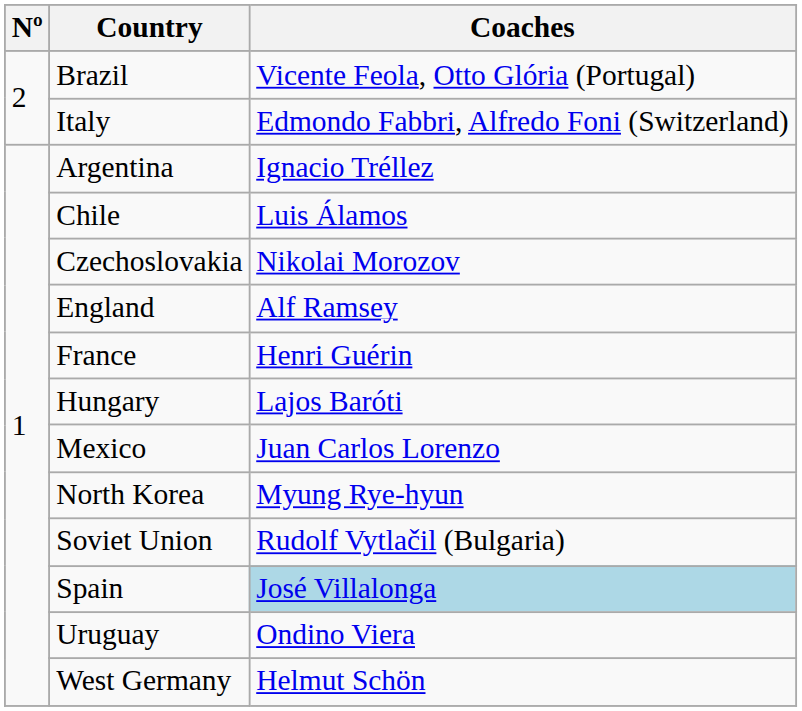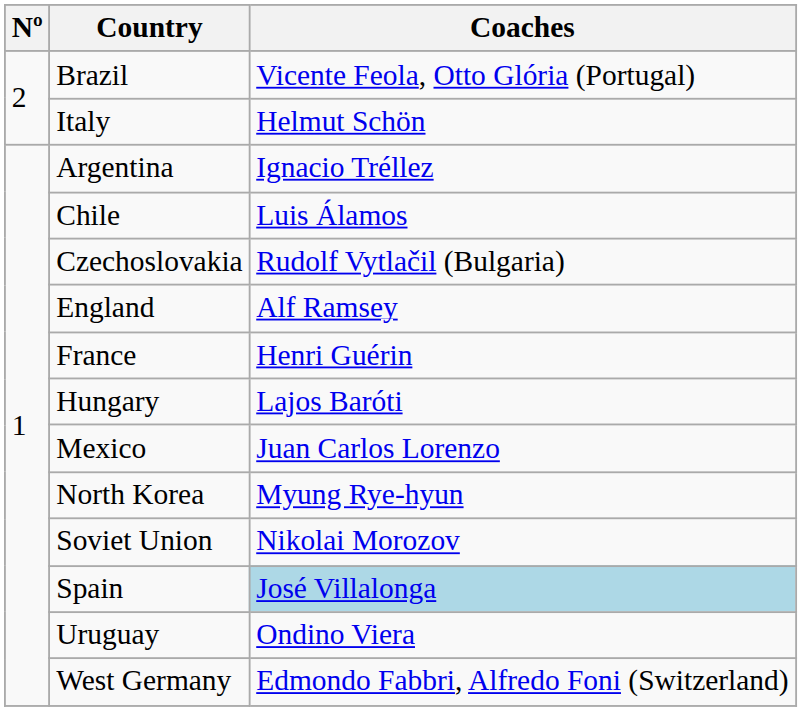(522, 121) Edmondo Fabbri, Alfredo Foni (Switzerland) -> (341, 121) Helmut Schön
(358, 261) Nikolai Morozov -> (410, 261) Rudolf Vytlačil (Bulgaria)
(410, 541) Rudolf Vytlačil (Bulgaria) -> (358, 541) Nikolai Morozov
(341, 681) Helmut Schön -> (522, 681) Edmondo Fabbri, Alfredo Foni (Switzerland)
